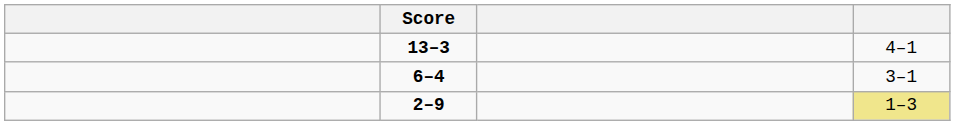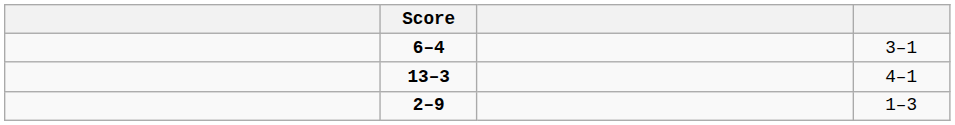rows swapped: (429, 77) <-> (429, 48)
(901, 106) khaki background -> (901, 106) no background
